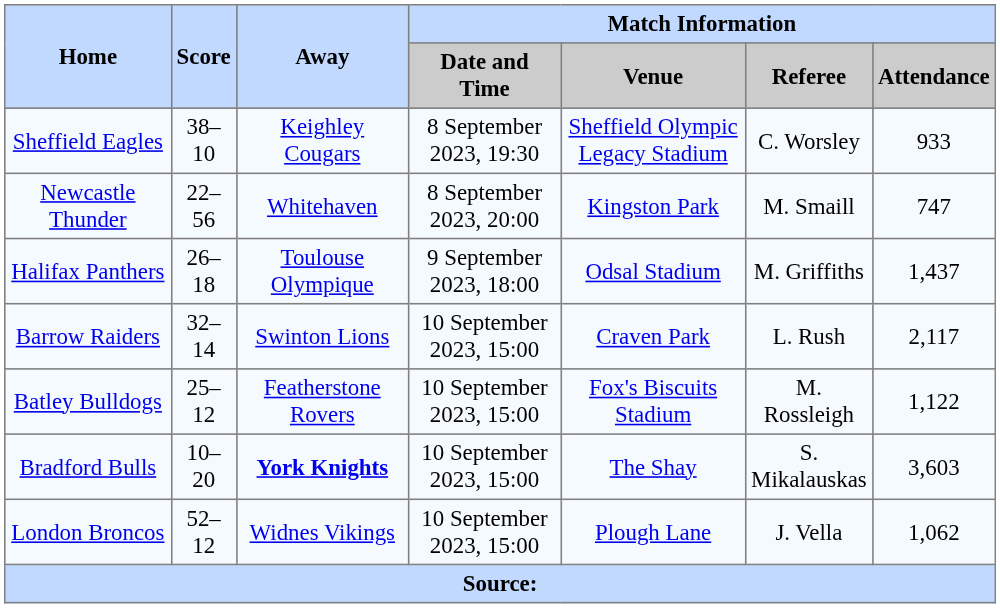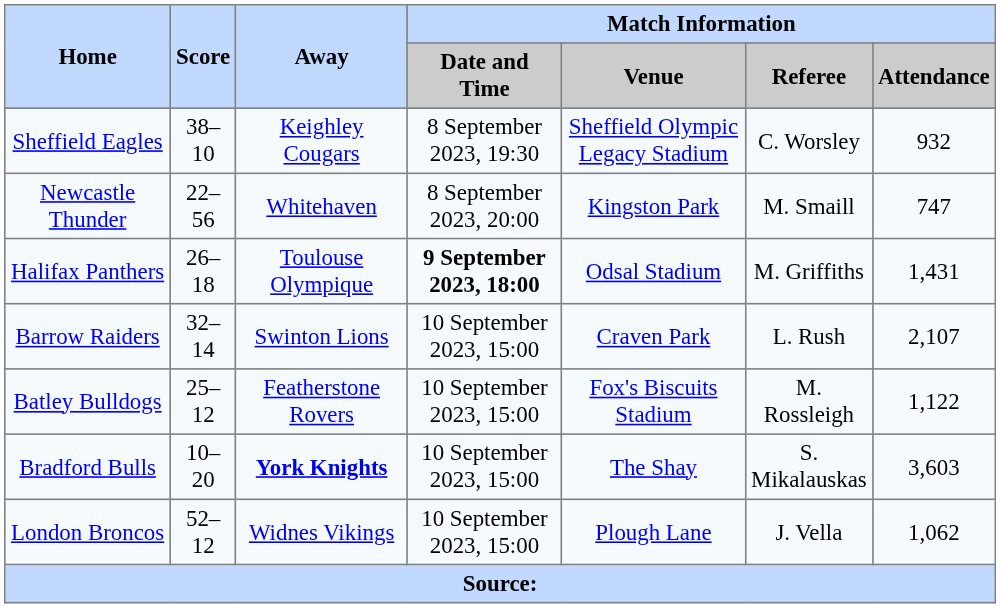(934, 140) 933 -> (934, 140) 932
(485, 270) normal -> (484, 270) bold
(934, 270) 1,437 -> (934, 270) 1,431
(934, 336) 2,117 -> (934, 336) 2,107
